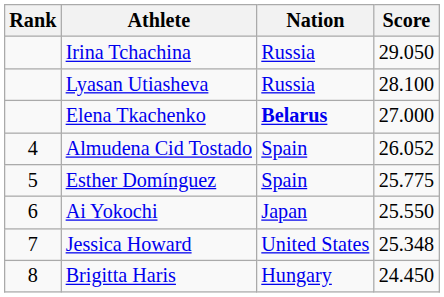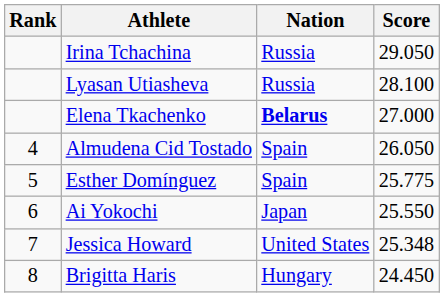(406, 148) 26.052 -> (406, 148) 26.050
